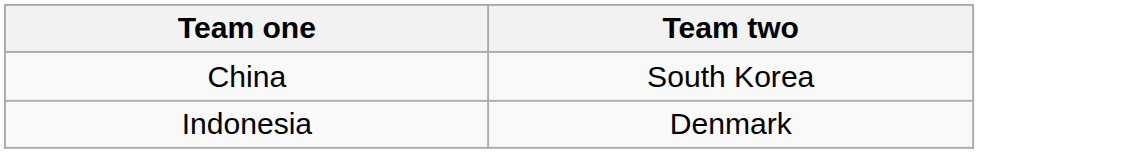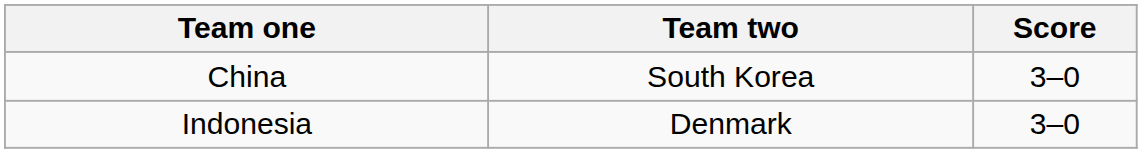+ column: (1055, 28)
